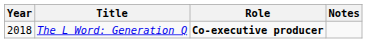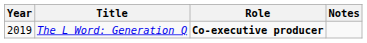(19, 30) 2018 -> (19, 30) 2019
